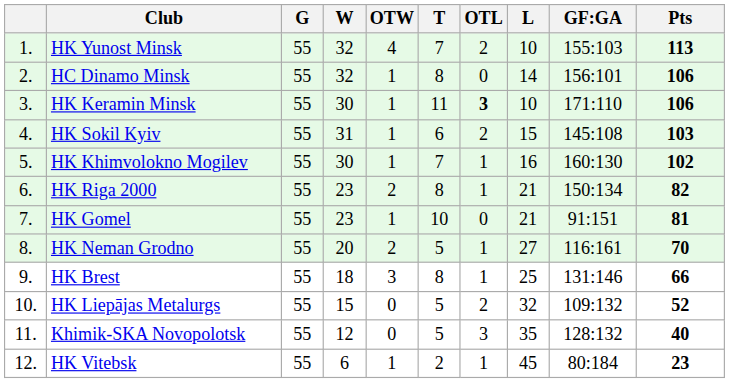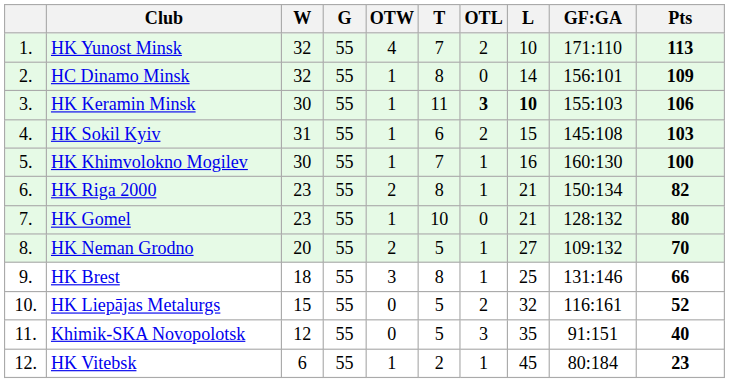columns swapped: (302, 18) <-> (344, 18)
(593, 47) 155:103 -> (593, 47) 171:110
(680, 76) 106 -> (680, 76) 109
(528, 104) normal -> (528, 104) bold
(593, 104) 171:110 -> (593, 104) 155:103
(680, 162) 102 -> (680, 162) 100
(593, 219) 91:151 -> (593, 219) 128:132
(680, 219) 81 -> (680, 219) 80
(593, 248) 116:161 -> (593, 248) 109:132
(593, 305) 109:132 -> (593, 305) 116:161
(593, 334) 128:132 -> (593, 334) 91:151
